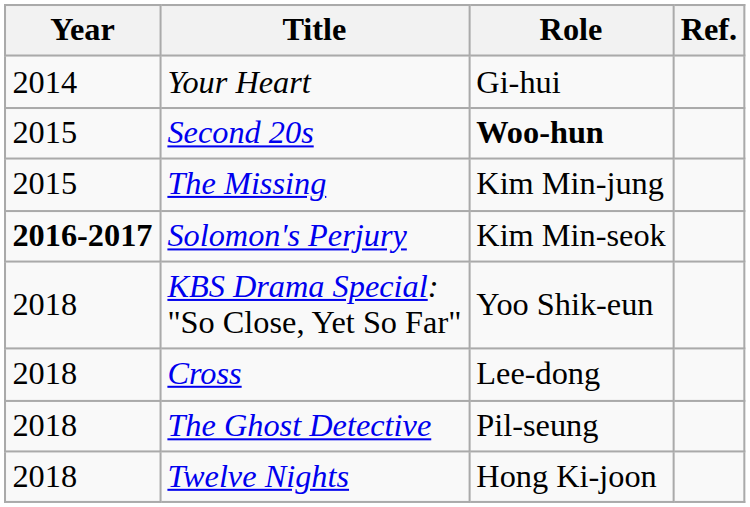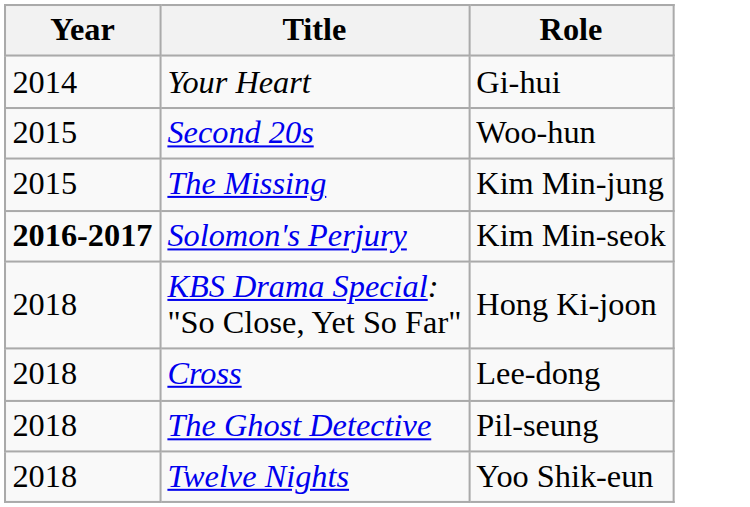- column: (709, 30)
(540, 132) bold -> (536, 132) normal
(565, 304) Yoo Shik-eun -> (567, 304) Hong Ki-joon
(567, 476) Hong Ki-joon -> (565, 476) Yoo Shik-eun
